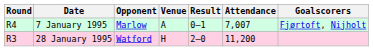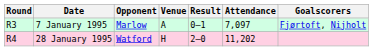(11, 25) R4 -> (11, 25) R3
(238, 25) 7,007 -> (238, 25) 7,097
(11, 39) R3 -> (11, 39) R4
(240, 39) 11,200 -> (240, 39) 11,202
